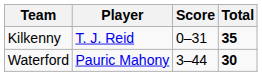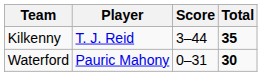(192, 37) 0–31 -> (192, 37) 3–44
(192, 60) 3–44 -> (192, 60) 0–31
